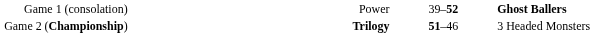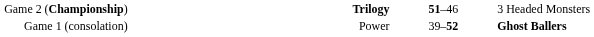rows swapped: (76, 9) <-> (66, 25)
